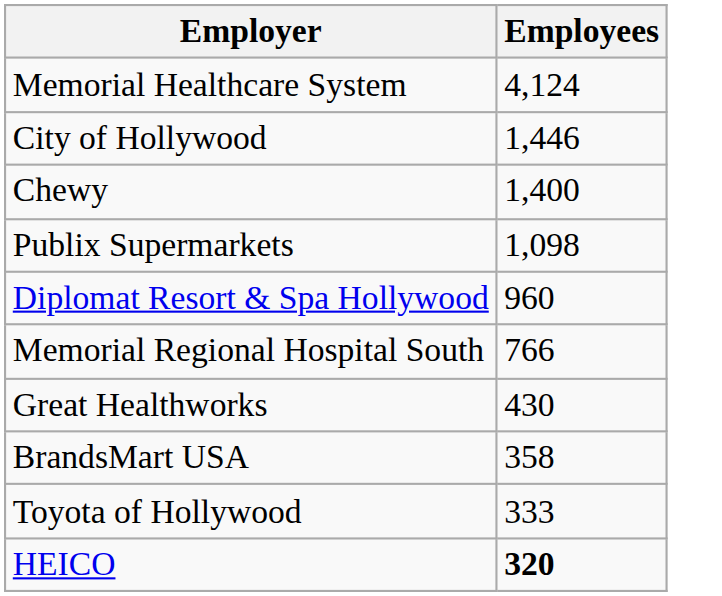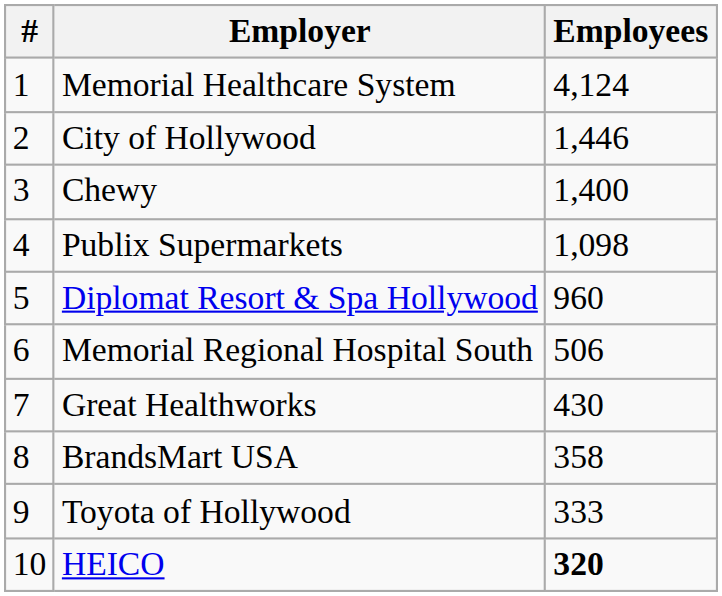+ column: (30, 31)
(529, 350) 766 -> (579, 350) 506
